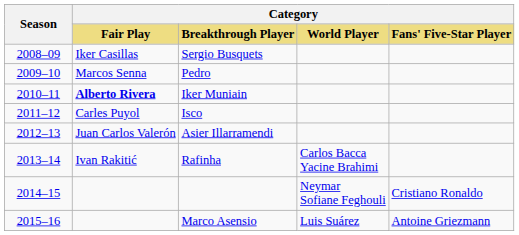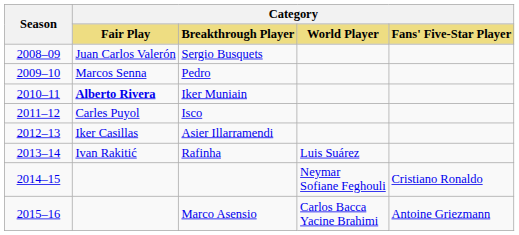(107, 53) Iker Casillas -> (126, 53) Juan Carlos Valerón
(126, 133) Juan Carlos Valerón -> (107, 133) Iker Casillas
(339, 159) Carlos Bacca Yacine Brahimi -> (330, 152) Luis Suárez
(330, 220) Luis Suárez -> (339, 213) Carlos Bacca Yacine Brahimi
